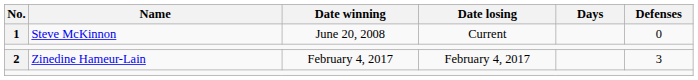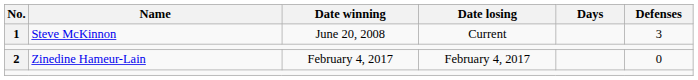(659, 34) 0 -> (659, 34) 3
(659, 59) 3 -> (659, 59) 0
